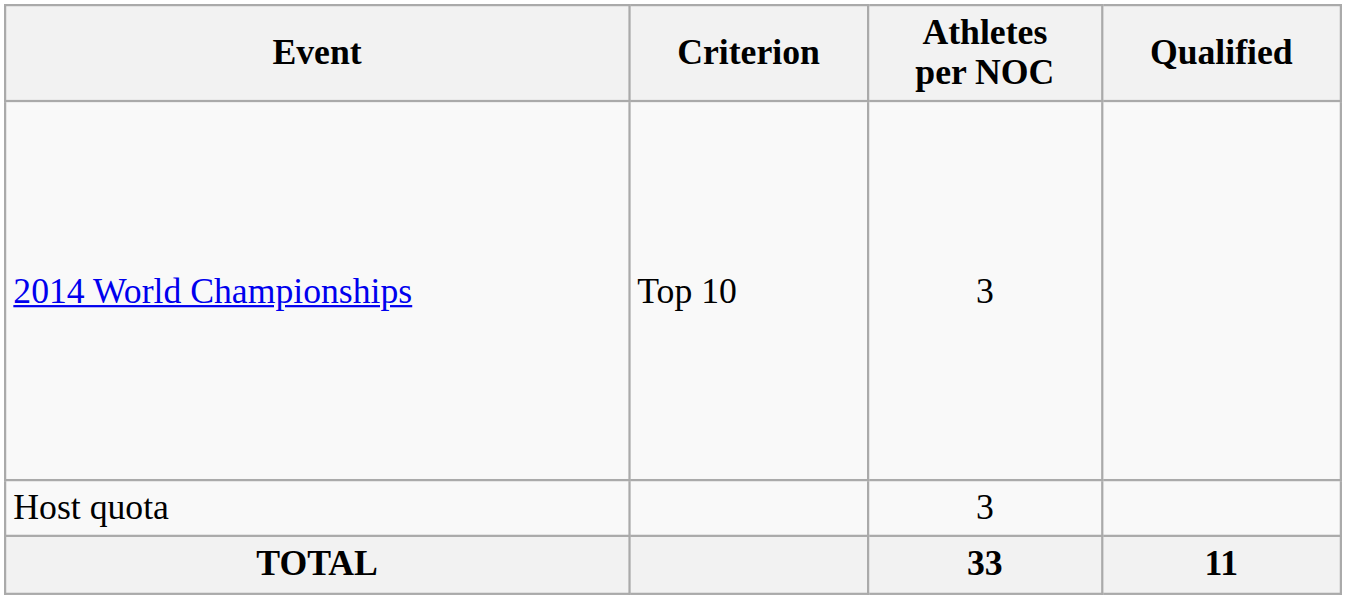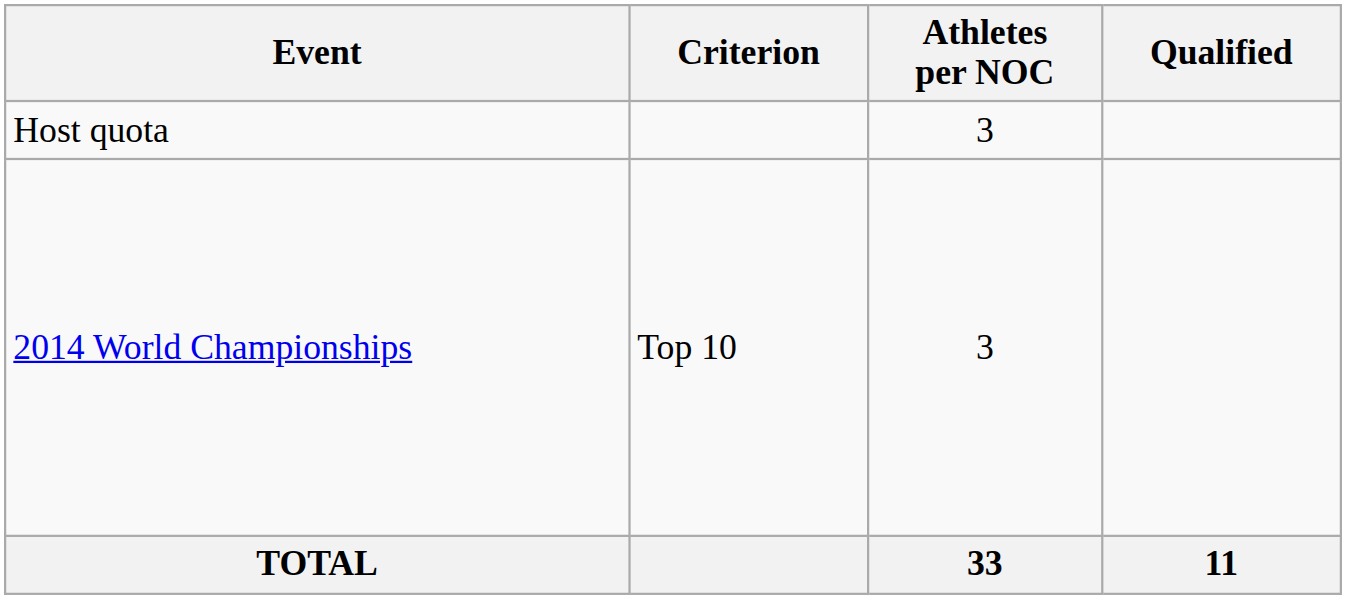rows swapped: (91, 507) <-> (213, 290)
